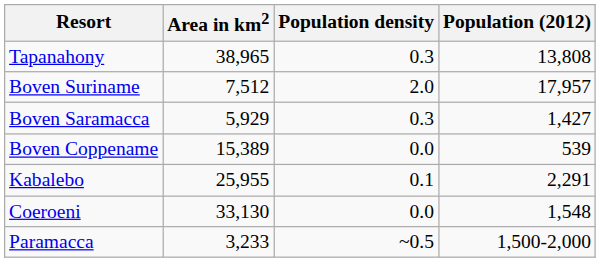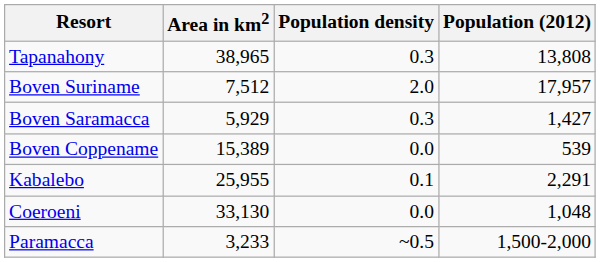(569, 211) 1,548 -> (569, 211) 1,048
